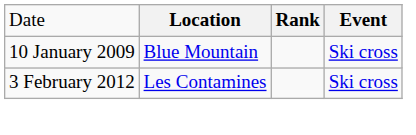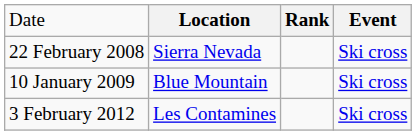+ row: (77, 51)
